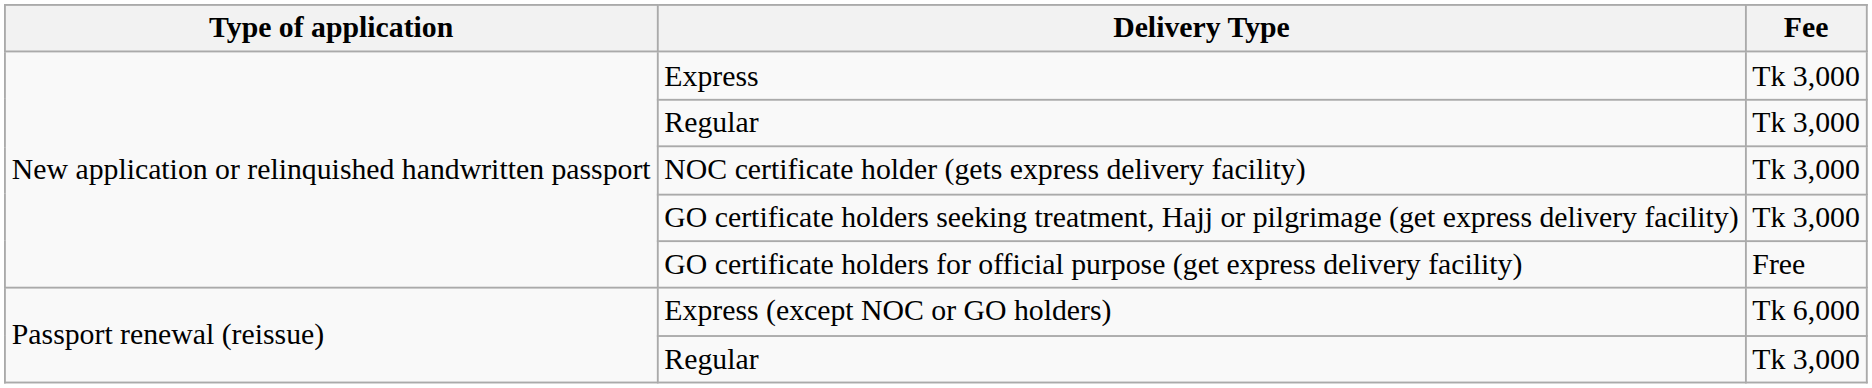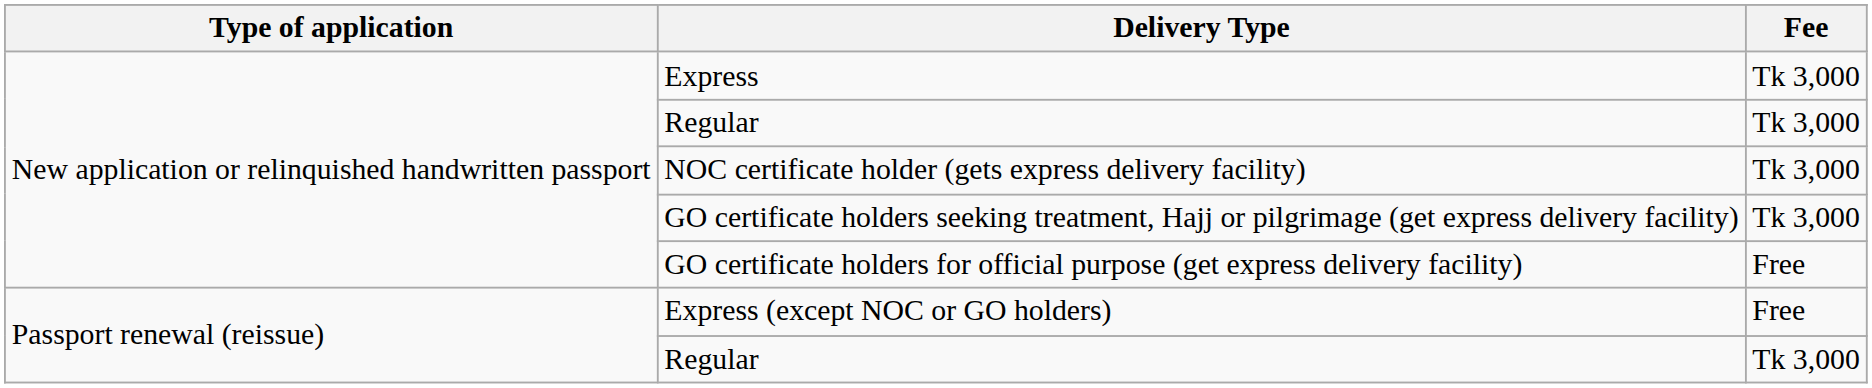(1806, 311) Tk 6,000 -> (1779, 311) Free
